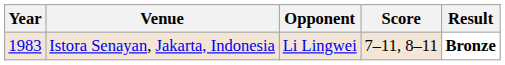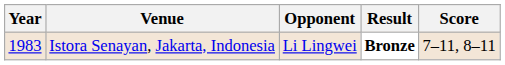columns swapped: (401, 18) <-> (471, 18)
